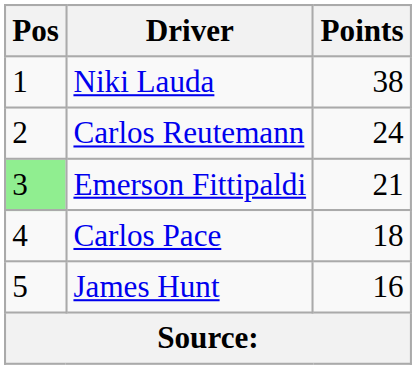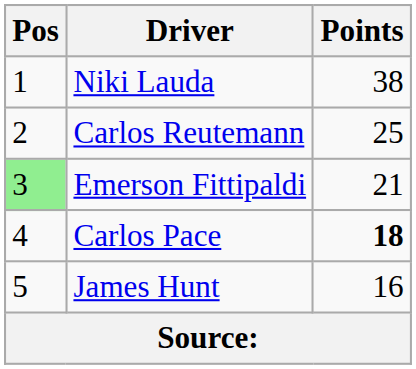(388, 133) 24 -> (388, 133) 25
(388, 235) normal -> (388, 235) bold
